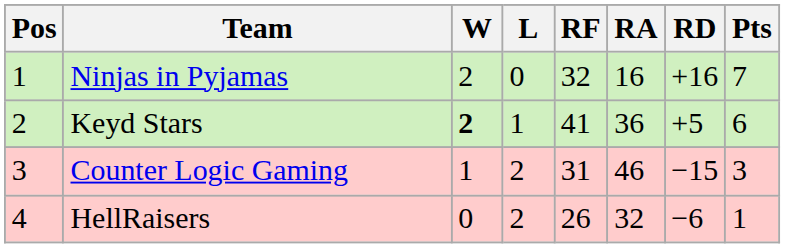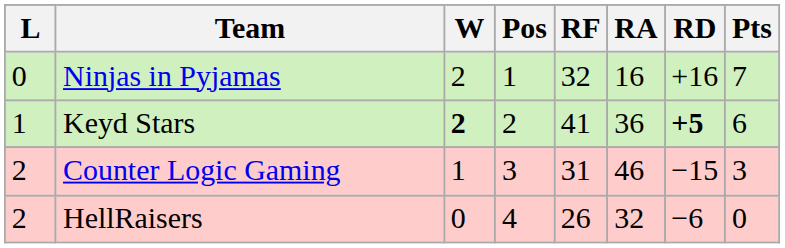columns swapped: (34, 28) <-> (528, 28)
(687, 123) normal -> (687, 123) bold
(739, 218) 1 -> (739, 218) 0
